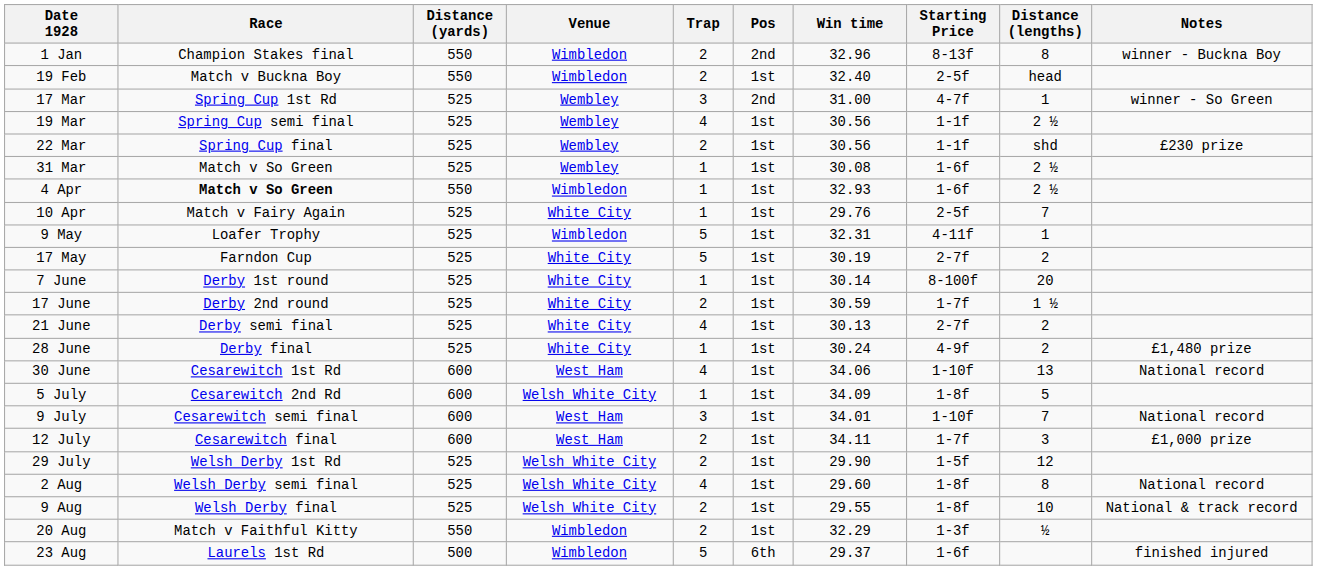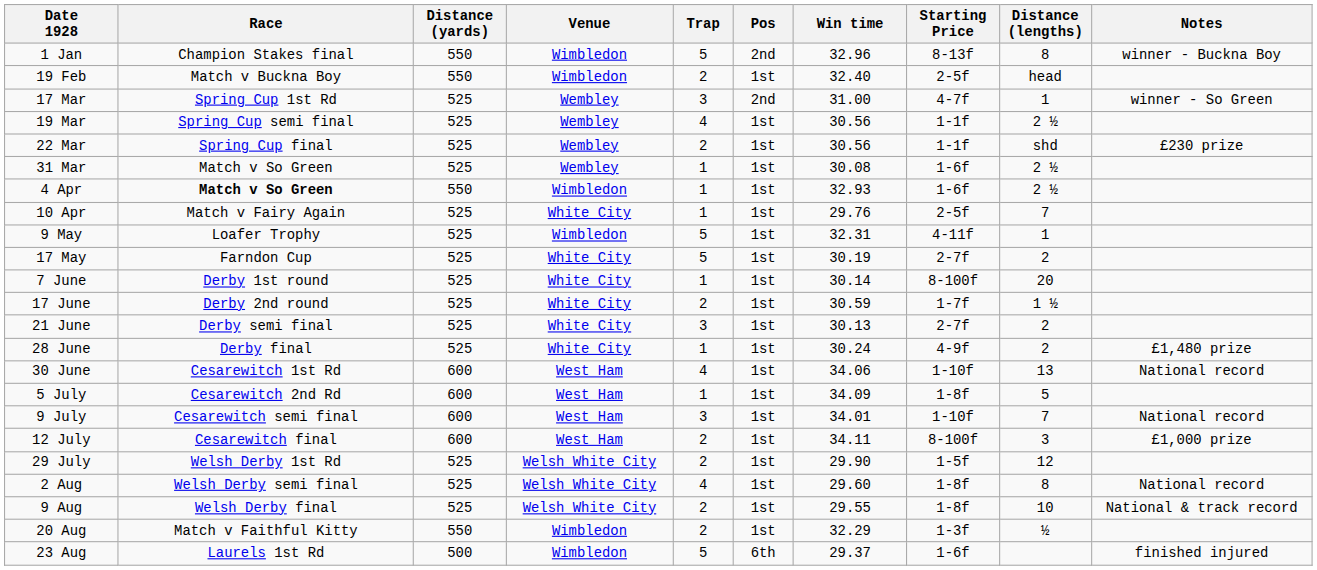(703, 55) 2 -> (703, 55) 5
(703, 327) 4 -> (703, 327) 3
(589, 395) Welsh White City -> (589, 395) West Ham
(953, 440) 1-7f -> (953, 440) 8-100f
